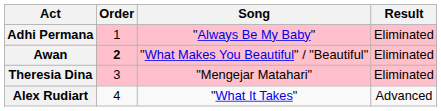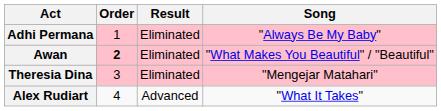columns swapped: (254, 14) <-> (404, 14)
